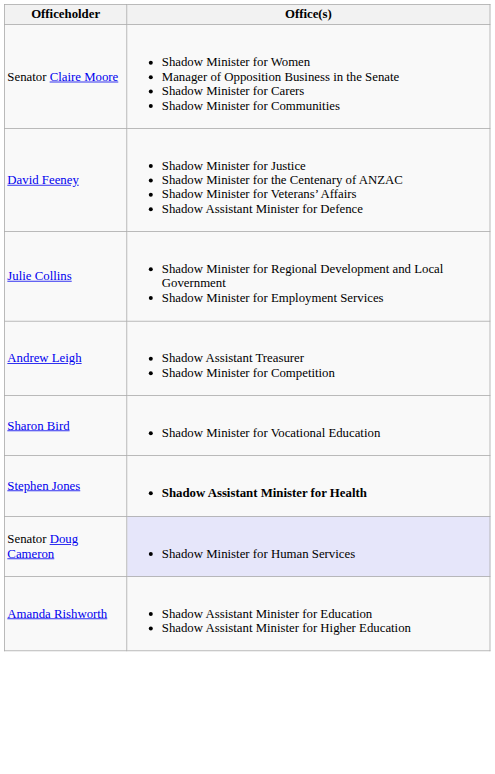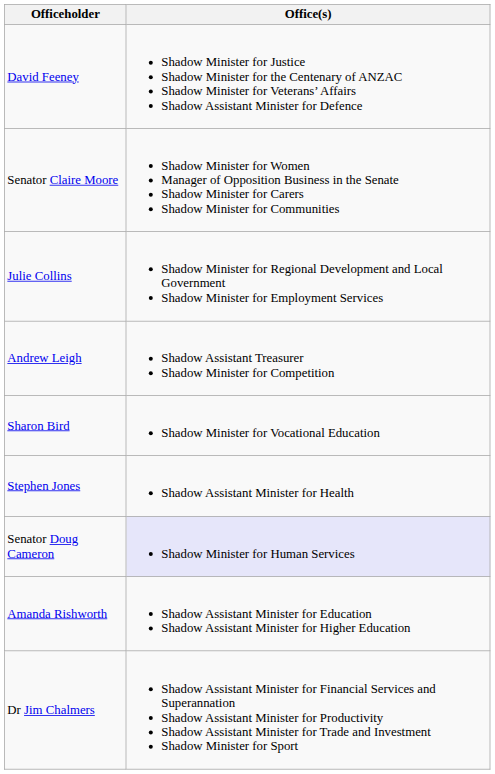rows swapped: (63, 76) <-> (43, 180)
(308, 493) bold -> (308, 493) normal
+ row: (51, 710)
